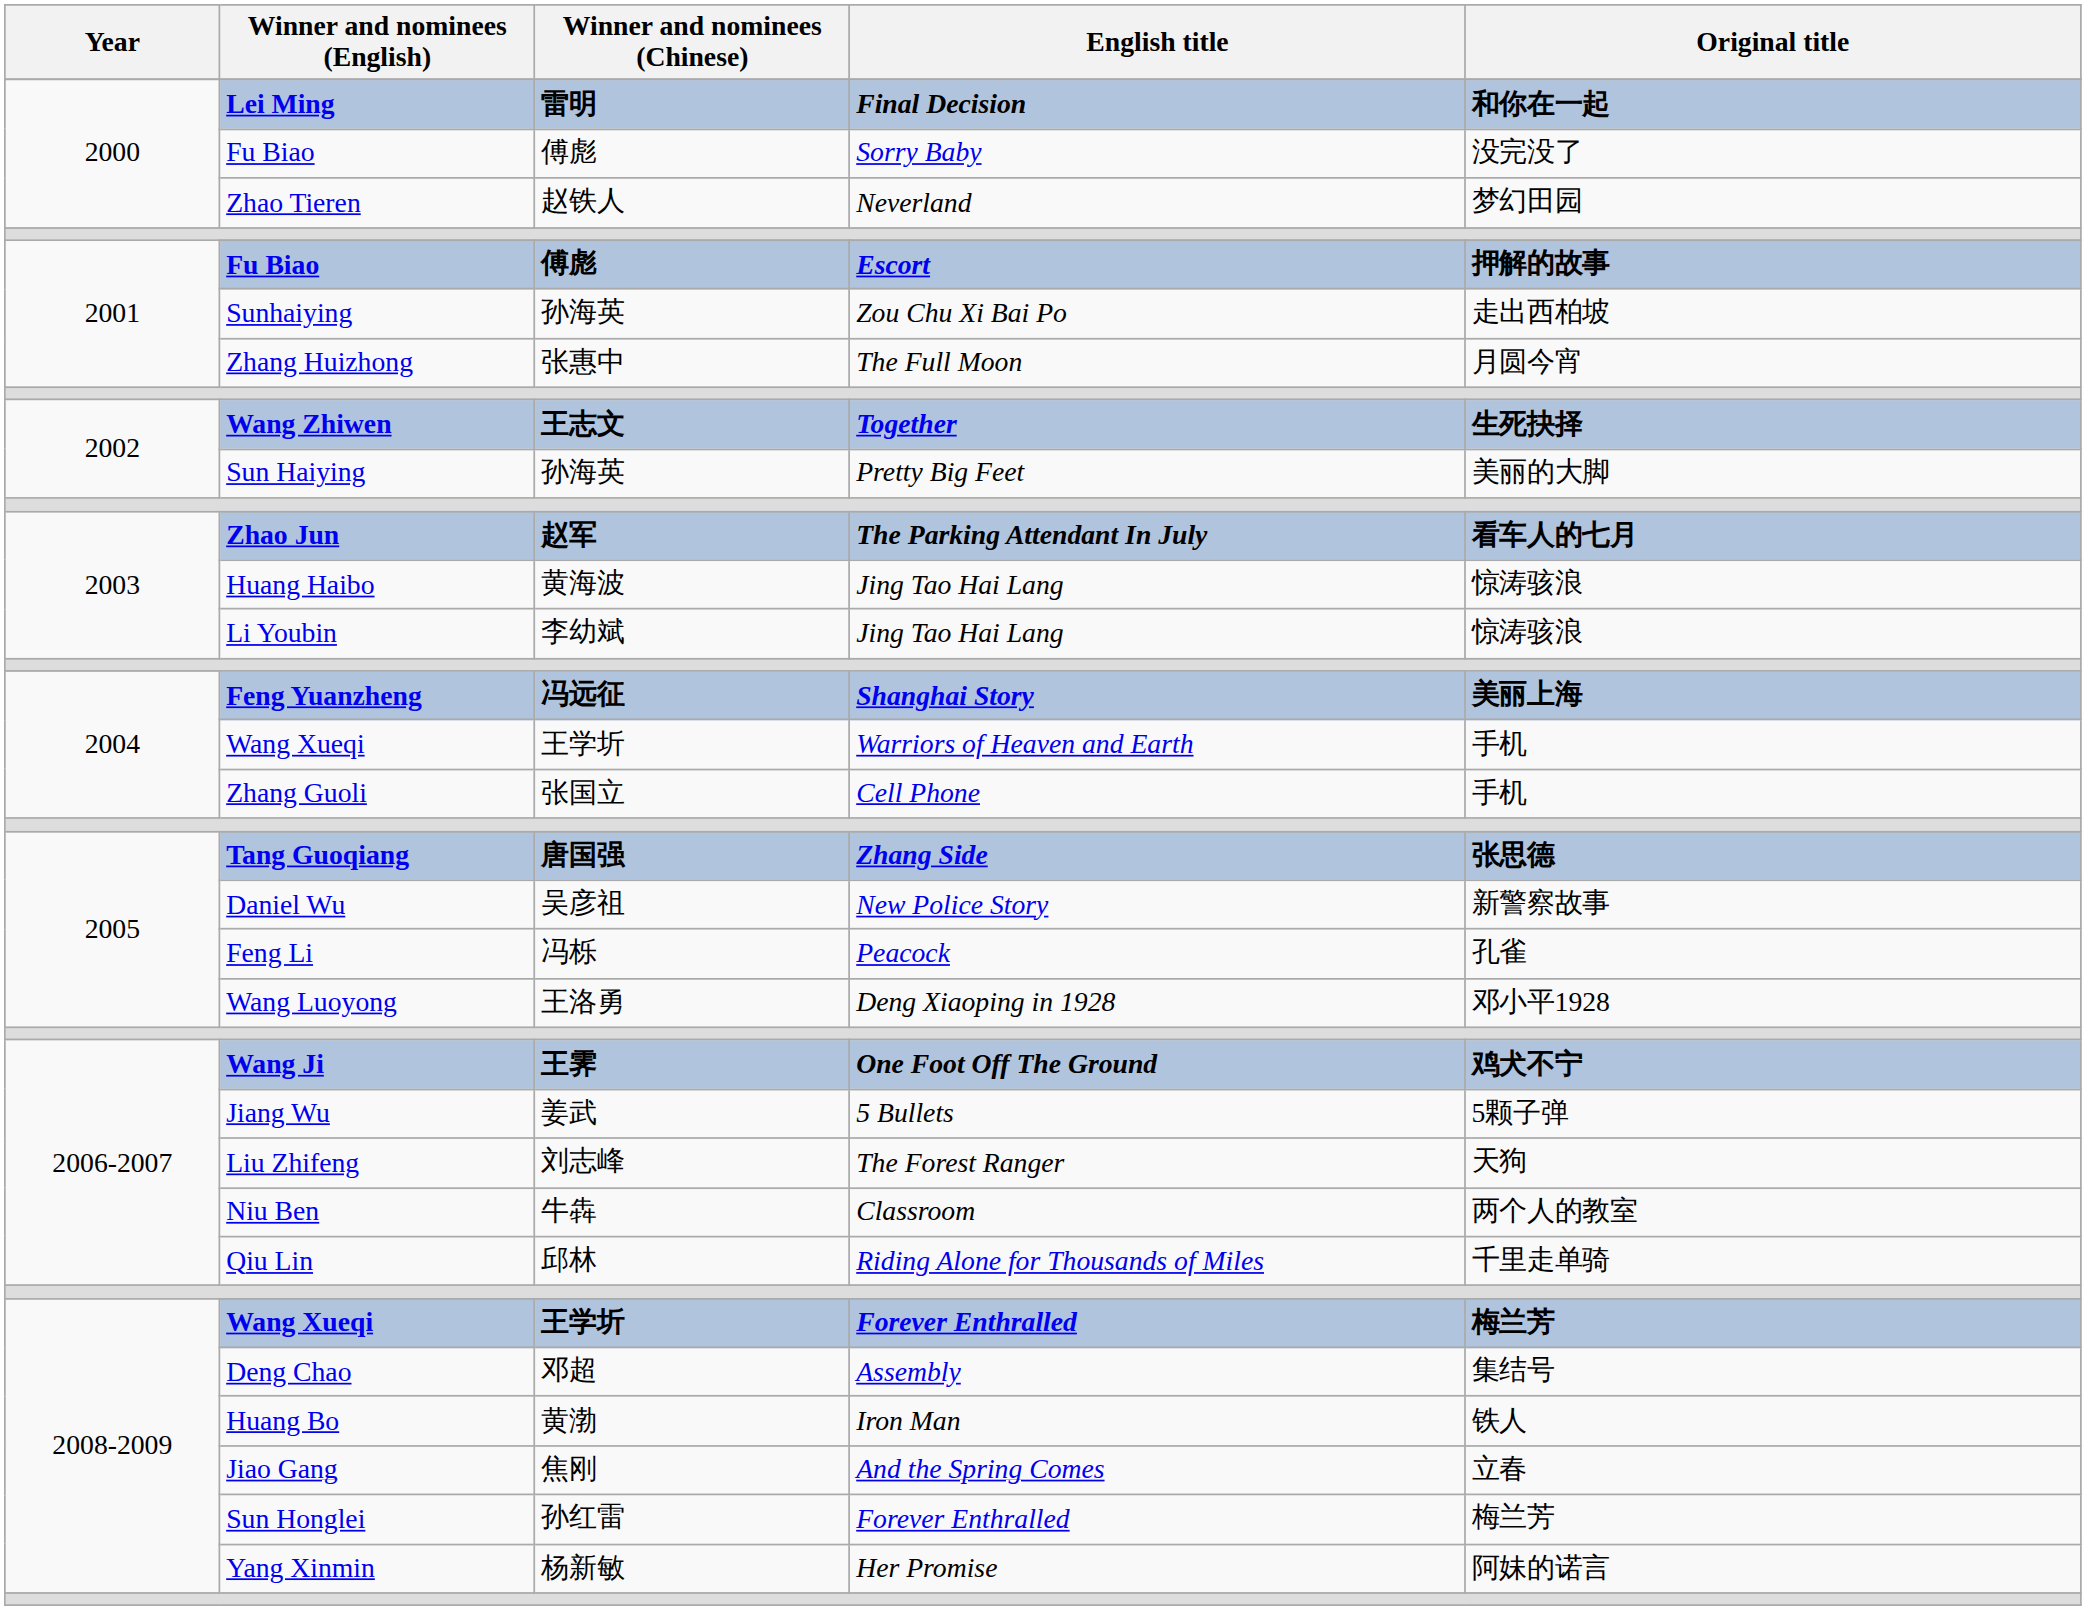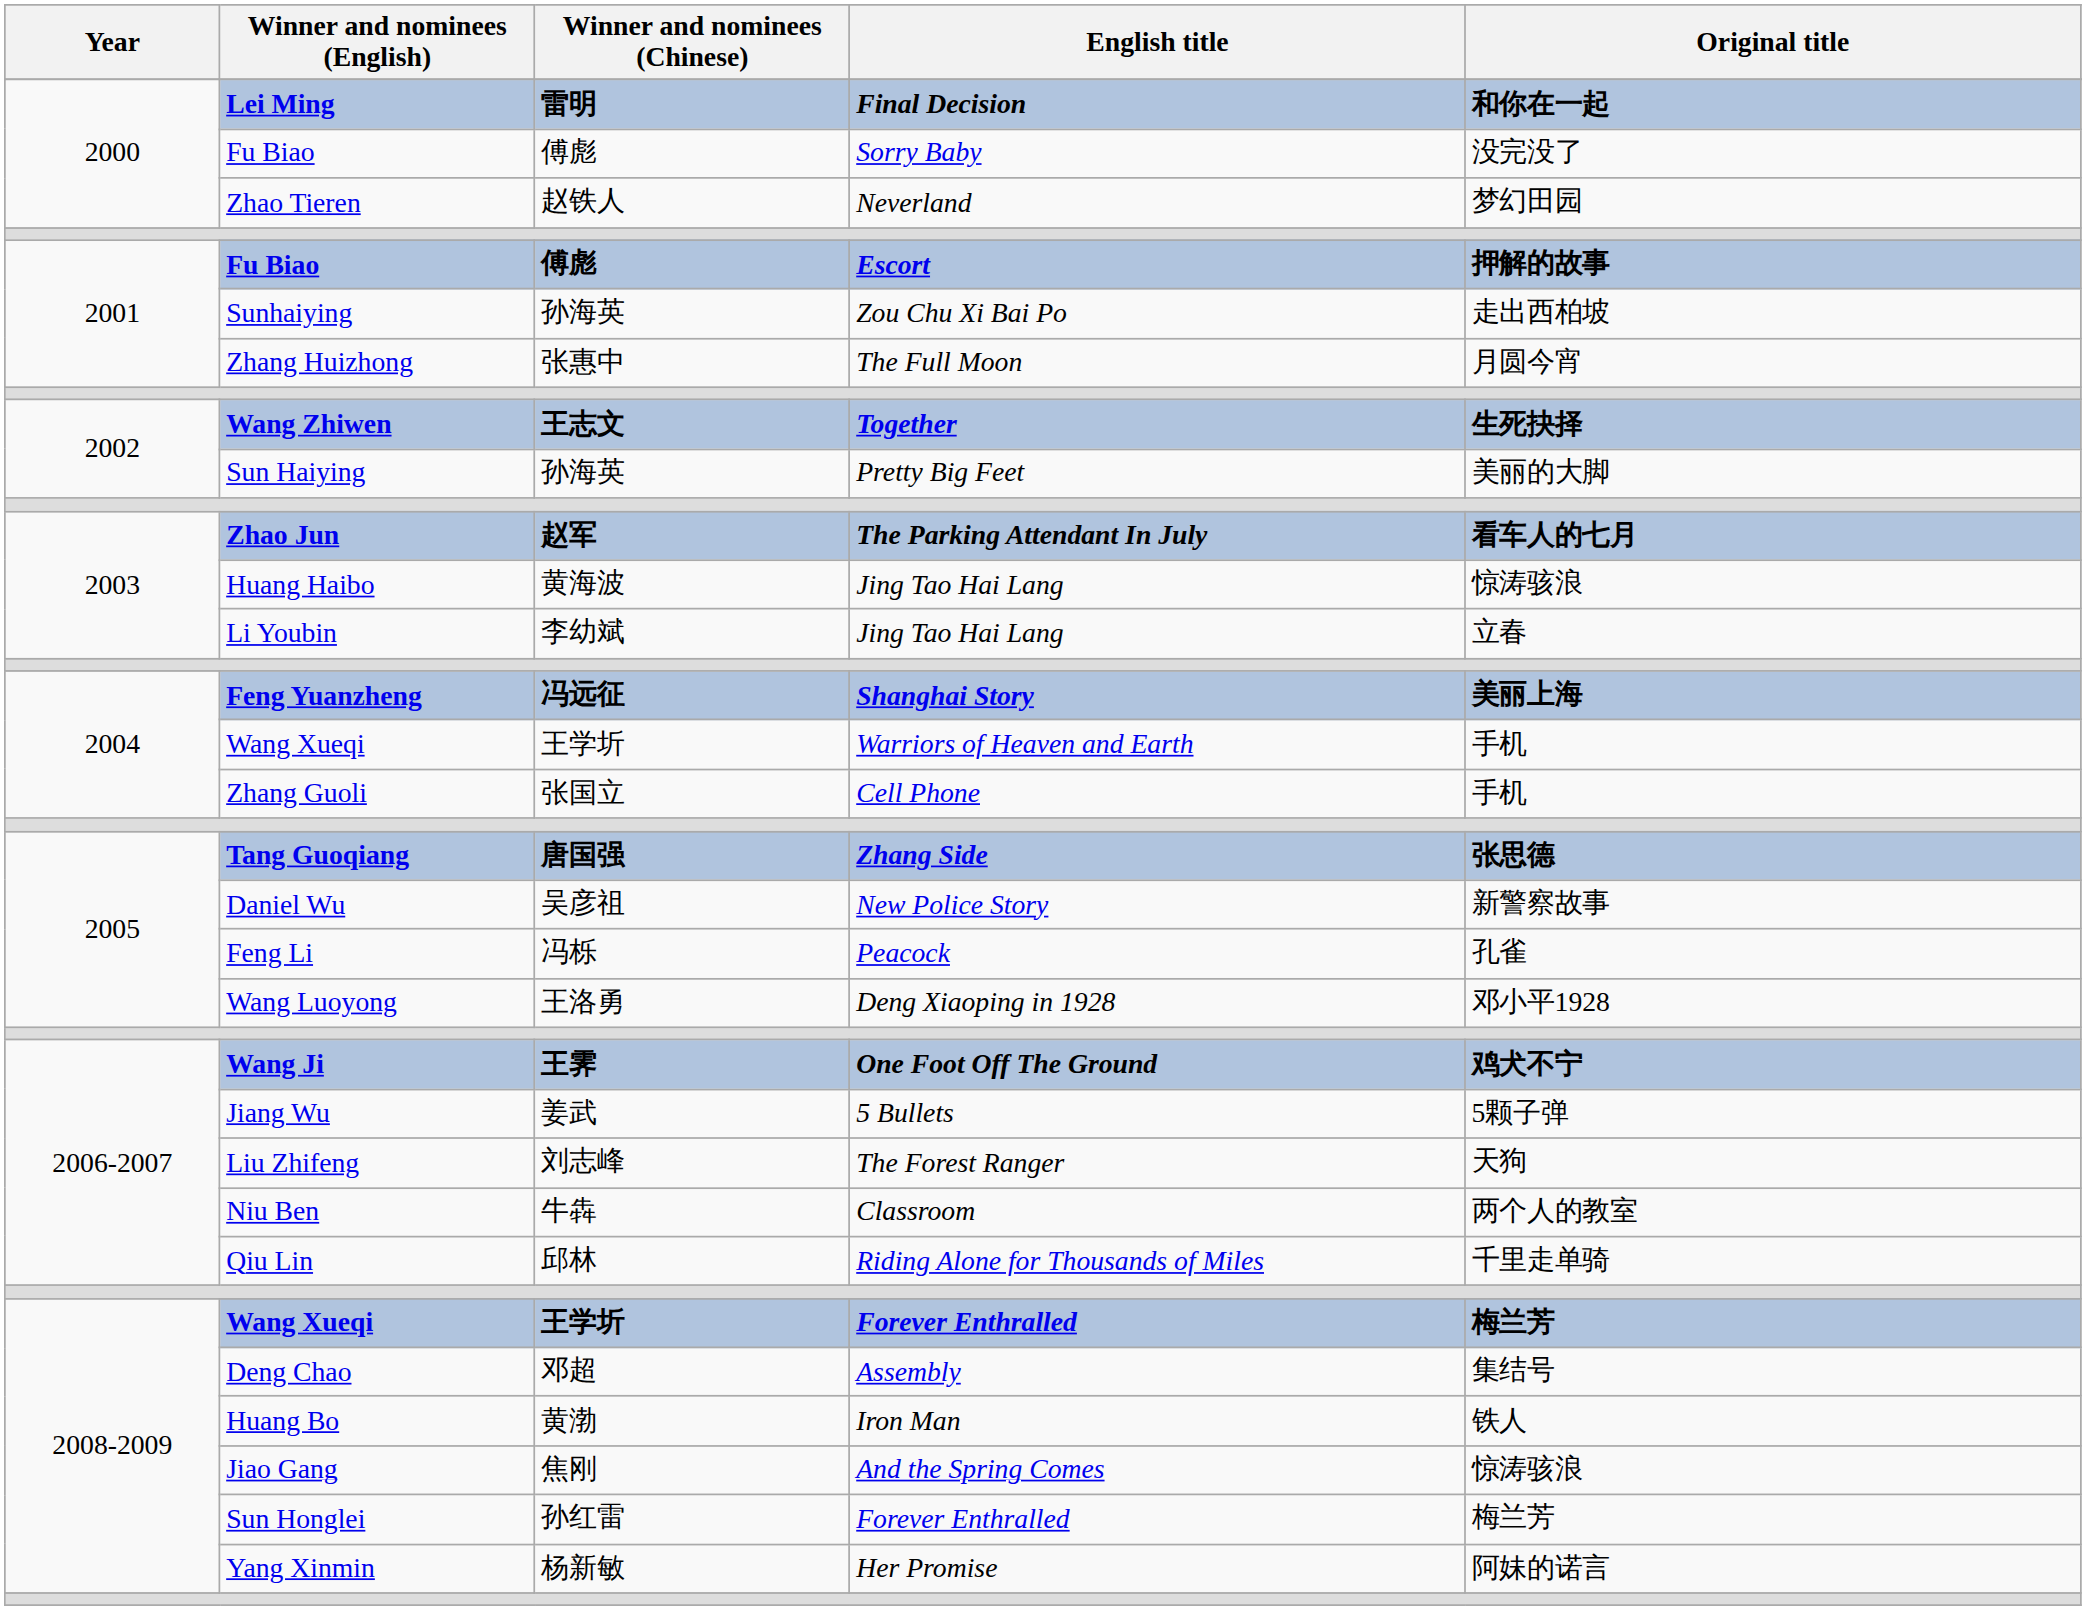(1527, 632) 惊涛骇浪 -> (1499, 632) 立春
(1499, 1468) 立春 -> (1527, 1468) 惊涛骇浪
